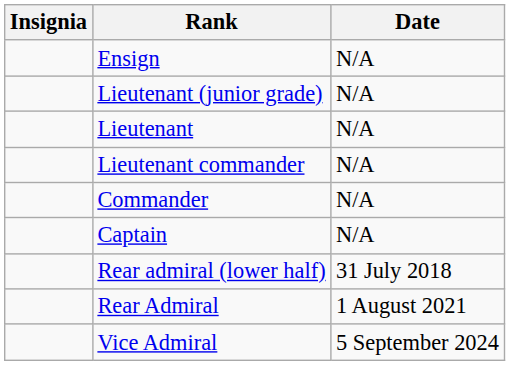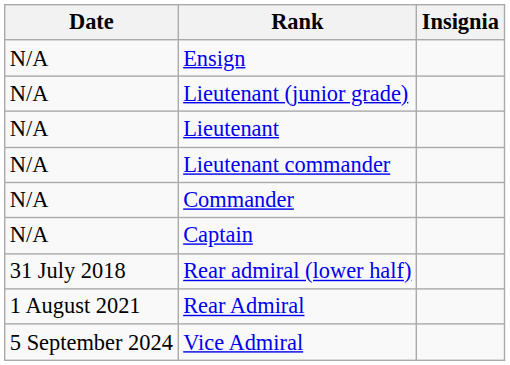columns swapped: (48, 22) <-> (417, 22)
